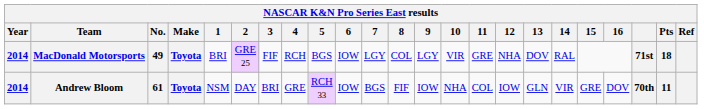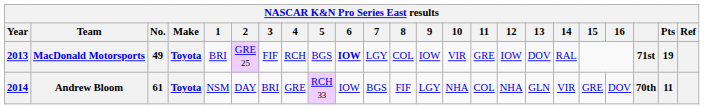(18, 56) 2014 -> (18, 56) 2013
(348, 56) normal -> (349, 56) bold
(428, 56) LGY -> (430, 56) IOW
(509, 56) NHA -> (511, 56) IOW
(666, 56) 18 -> (668, 56) 19
(428, 88) IOW -> (430, 88) LGY
(509, 88) IOW -> (511, 88) NHA
